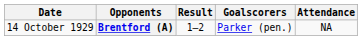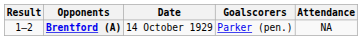columns swapped: (50, 12) <-> (195, 12)
